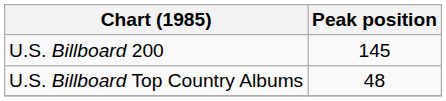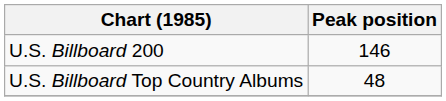(374, 50) 145 -> (374, 50) 146
